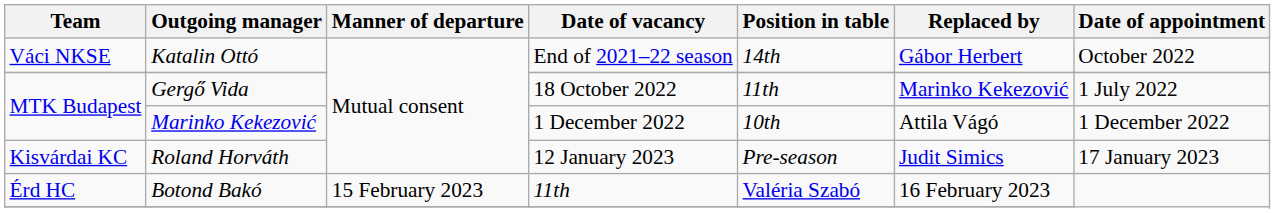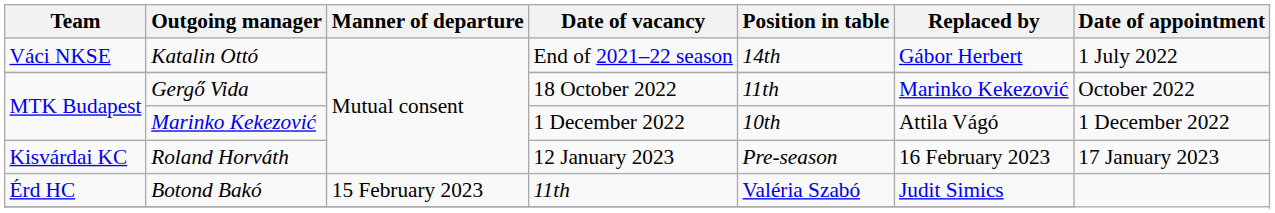(1137, 55) October 2022 -> (1128, 55) 1 July 2022
(1128, 88) 1 July 2022 -> (1137, 88) October 2022
(951, 156) Judit Simics -> (975, 156) 16 February 2023
(975, 190) 16 February 2023 -> (951, 190) Judit Simics
